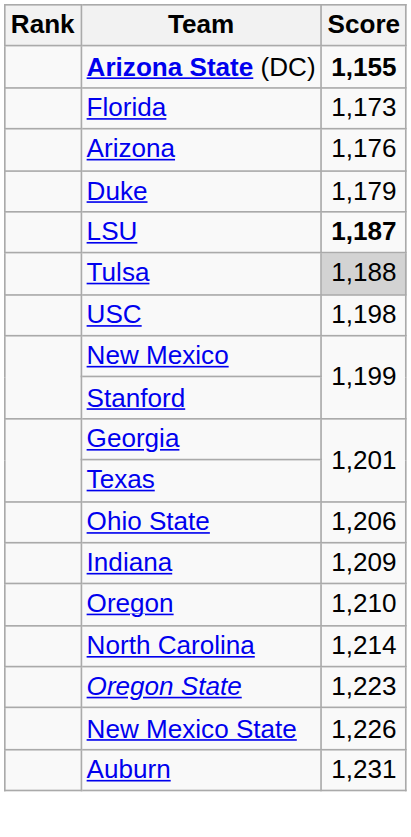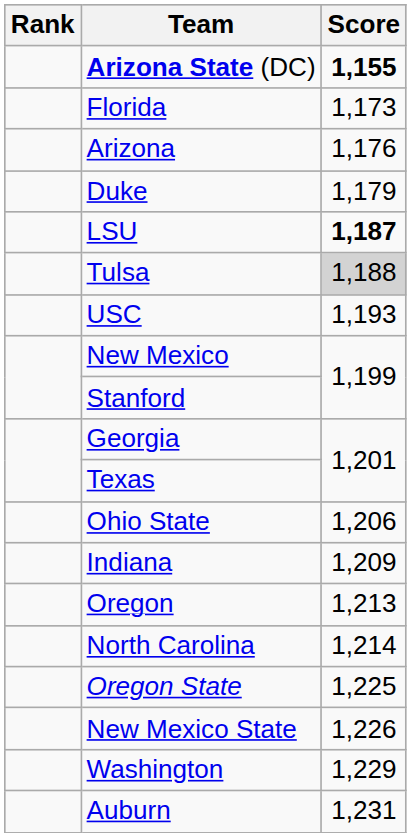(364, 314) 1,198 -> (364, 314) 1,193
(364, 604) 1,210 -> (364, 604) 1,213
(364, 686) 1,223 -> (364, 686) 1,225
+ row: (155, 769)
